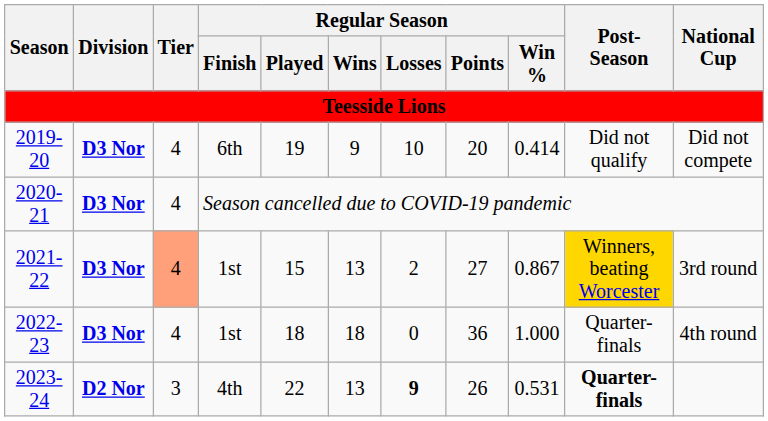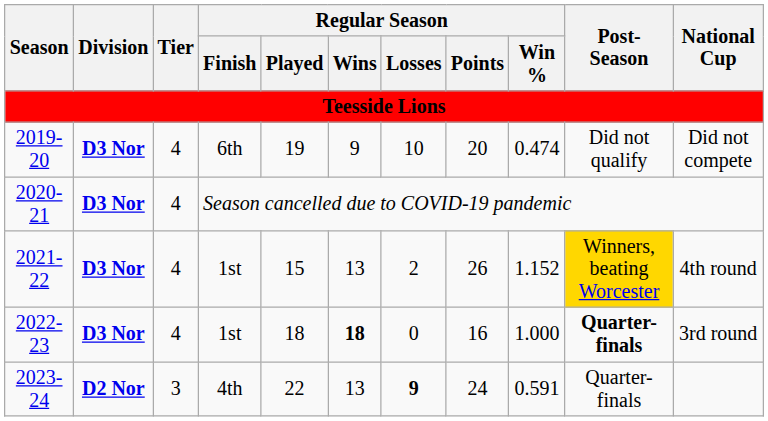(537, 149) 0.414 -> (537, 149) 0.474
(176, 268) lightsalmon background -> (176, 268) no background
(477, 268) 27 -> (477, 268) 26
(537, 268) 0.867 -> (537, 268) 1.152
(718, 268) 3rd round -> (718, 268) 4th round
(355, 334) normal -> (355, 334) bold
(477, 334) 36 -> (477, 334) 16
(619, 334) normal -> (619, 334) bold
(718, 334) 4th round -> (718, 334) 3rd round
(477, 388) 26 -> (477, 388) 24
(537, 388) 0.531 -> (537, 388) 0.591
(619, 388) bold -> (619, 388) normal
